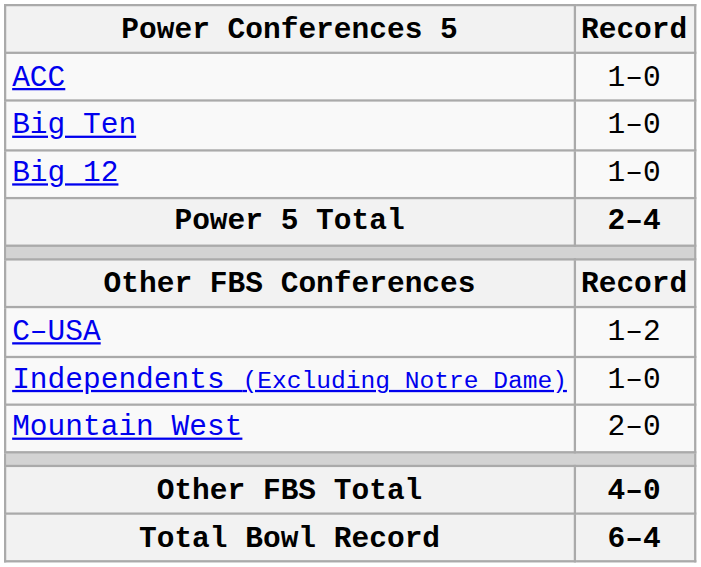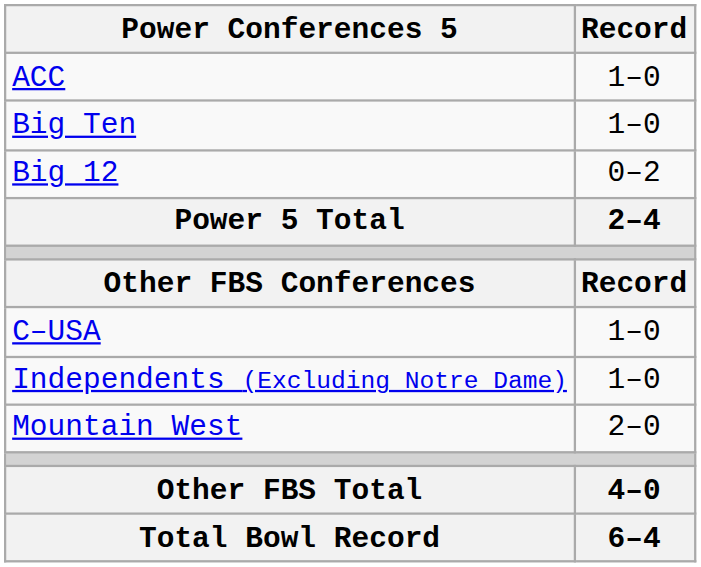(634, 173) 1–0 -> (634, 173) 0–2
(634, 332) 1–2 -> (634, 332) 1–0
